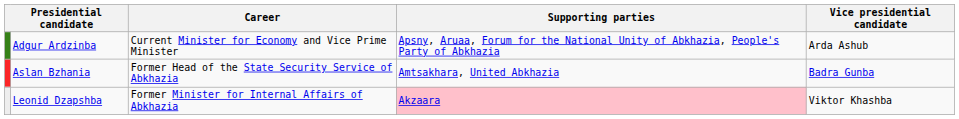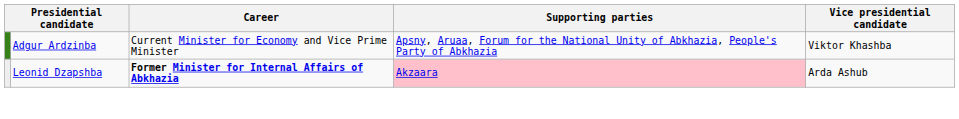(839, 46) Arda Ashub -> (850, 46) Viktor Khashba
- row: (52, 73)
(247, 101) normal -> (247, 73) bold
(850, 101) Viktor Khashba -> (838, 73) Arda Ashub
